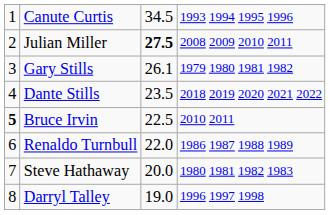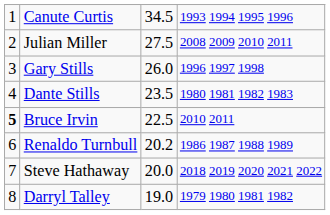(159, 42) bold -> (159, 42) normal
(159, 68) 26.1 -> (159, 68) 26.0
(236, 68) 1979 1980 1981 1982 -> (222, 68) 1996 1997 1998
(251, 94) 2018 2019 2020 2021 2022 -> (236, 94) 1980 1981 1982 1983
(159, 145) 22.0 -> (159, 145) 20.2
(236, 171) 1980 1981 1982 1983 -> (251, 171) 2018 2019 2020 2021 2022
(222, 196) 1996 1997 1998 -> (236, 196) 1979 1980 1981 1982
